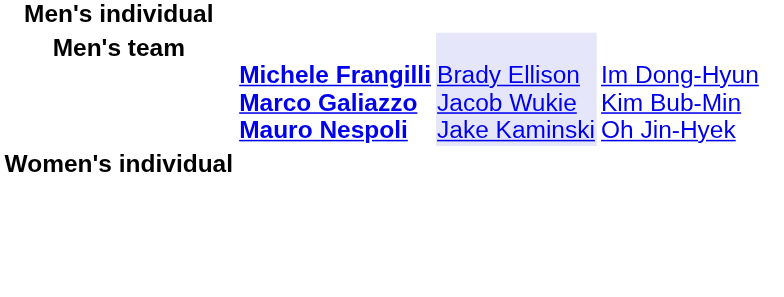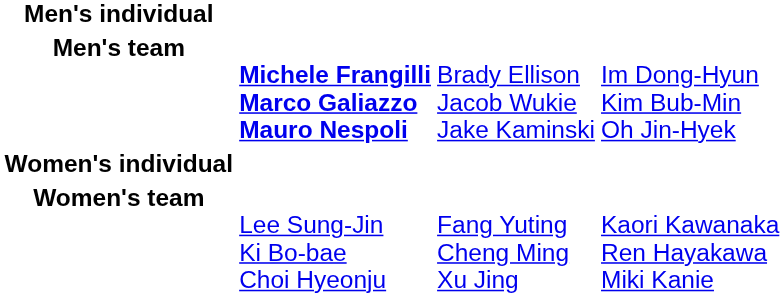(516, 102) lavender background -> (516, 102) no background
+ row: (119, 197)
